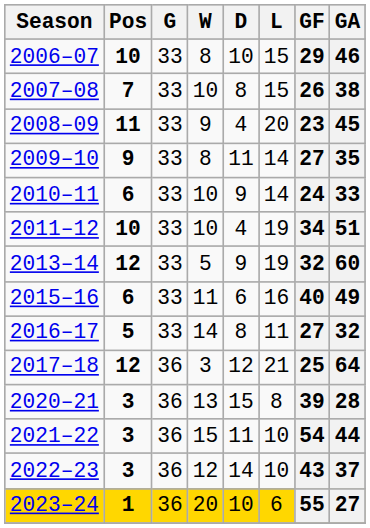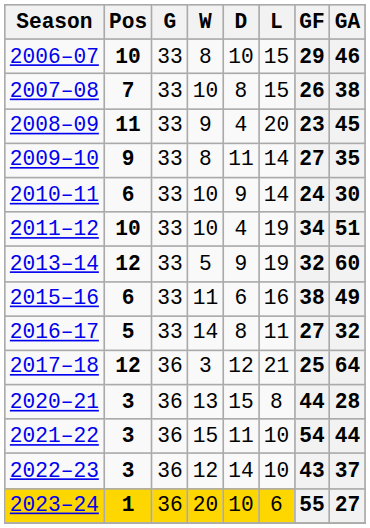(348, 195) 33 -> (348, 195) 30
(312, 298) 40 -> (312, 298) 38
(312, 402) 39 -> (312, 402) 44
